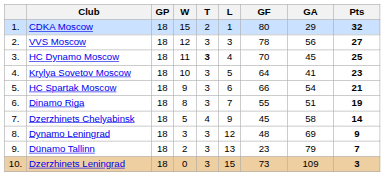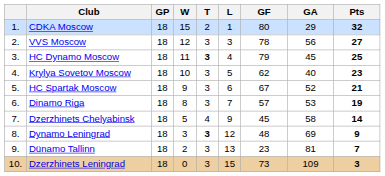(264, 57) 70 -> (264, 57) 79
(264, 73) 64 -> (264, 73) 62
(310, 73) 41 -> (310, 73) 40
(264, 88) 66 -> (264, 88) 67
(310, 88) 54 -> (310, 88) 52
(264, 103) 55 -> (264, 103) 57
(310, 103) 51 -> (310, 103) 53
(207, 133) normal -> (207, 133) bold
(310, 149) 79 -> (310, 149) 81
